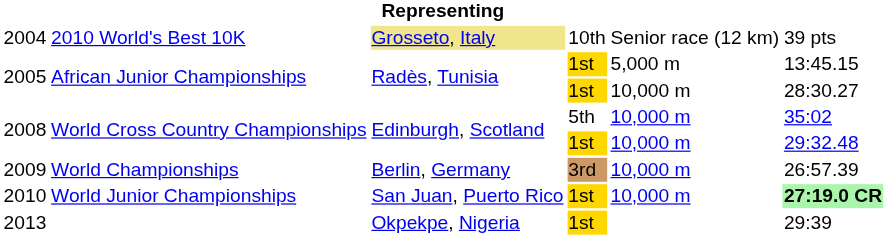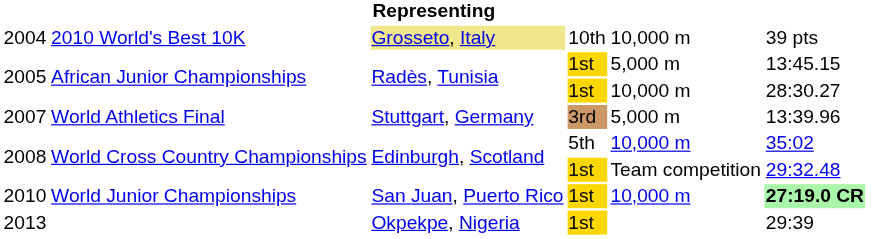(695, 37) Senior race (12 km) -> (651, 37) 10,000 m
+ row: (25, 116)
(651, 143) 10,000 m -> (686, 169) Team competition
- row: (25, 169)
